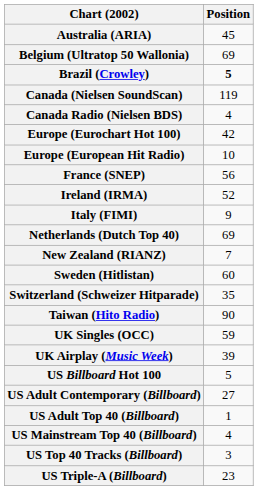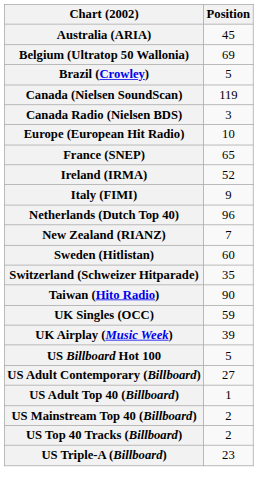(228, 74) bold -> (228, 74) normal
(228, 114) 4 -> (228, 114) 3
- row: (104, 134)
(228, 174) 56 -> (228, 154) 65
(228, 235) 69 -> (228, 214) 96
(228, 435) 4 -> (228, 415) 2
(228, 455) 3 -> (228, 435) 2
